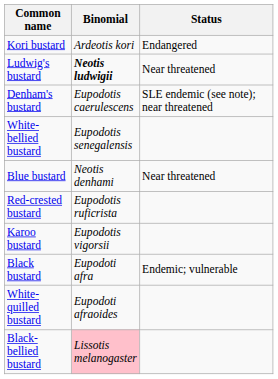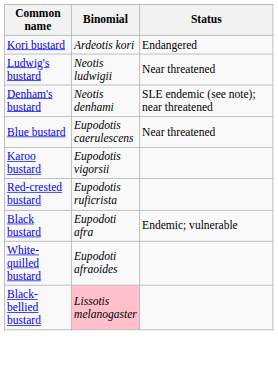(93, 69) bold -> (93, 69) normal
(104, 100) Eupodotis caerulescens -> (94, 100) Neotis denhami
- row: (24, 138)
(94, 176) Neotis denhami -> (104, 132) Eupodotis caerulescens
rows swapped: (24, 238) <-> (35, 207)
